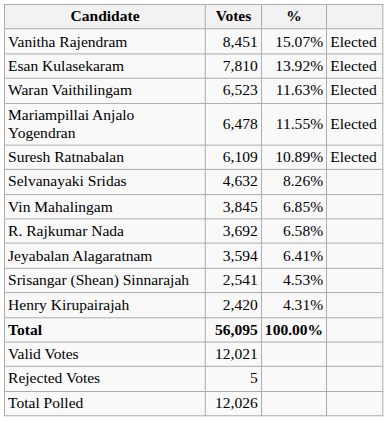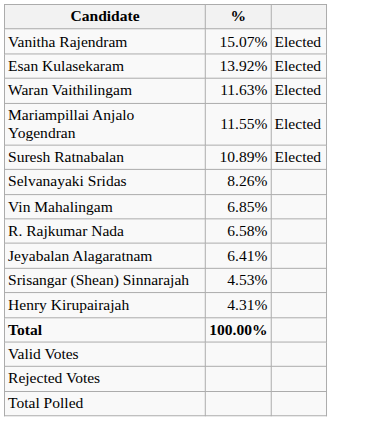- column: (233, 16)
